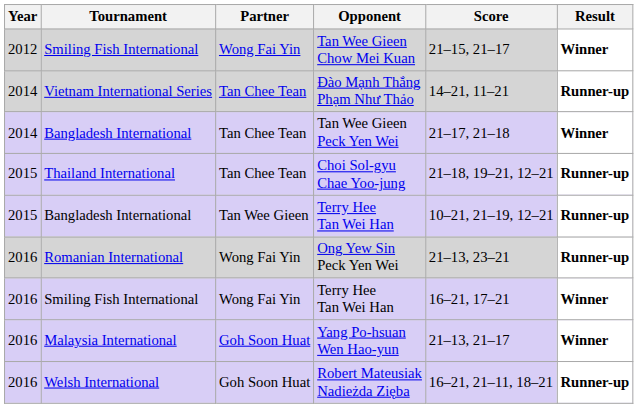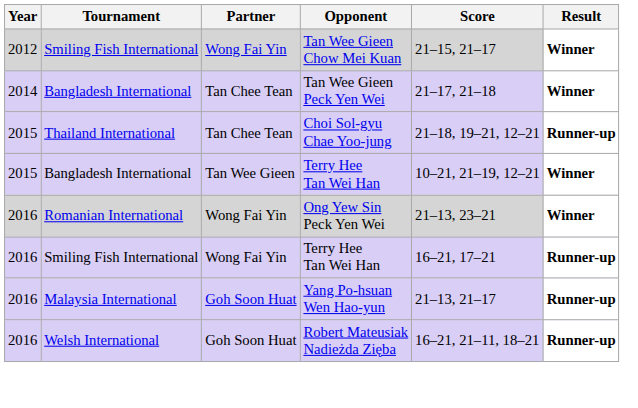- row: (128, 91)
(595, 216) Runner-up -> (571, 174) Winner
(595, 257) Runner-up -> (571, 216) Winner
(584, 299) Winner -> (581, 257) Runner-up
(584, 340) Winner -> (581, 299) Runner-up
